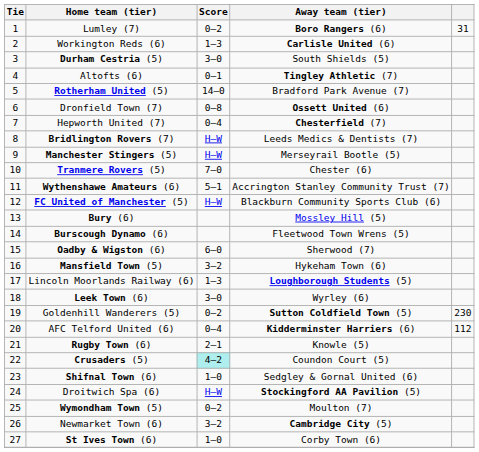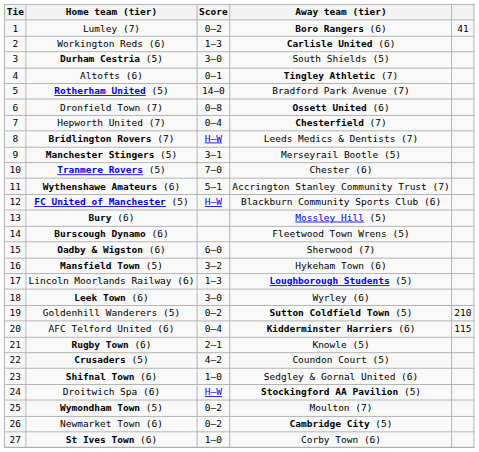(463, 28) 31 -> (463, 28) 41
(213, 155) H–W -> (213, 155) 3–1
(463, 313) 230 -> (463, 313) 210
(463, 329) 112 -> (463, 329) 115
(213, 361) paleturquoise background -> (213, 361) no background
(213, 424) 3–2 -> (213, 424) 0–2
